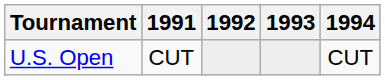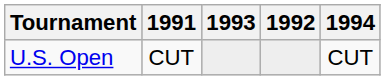columns swapped: (231, 22) <-> (291, 22)
